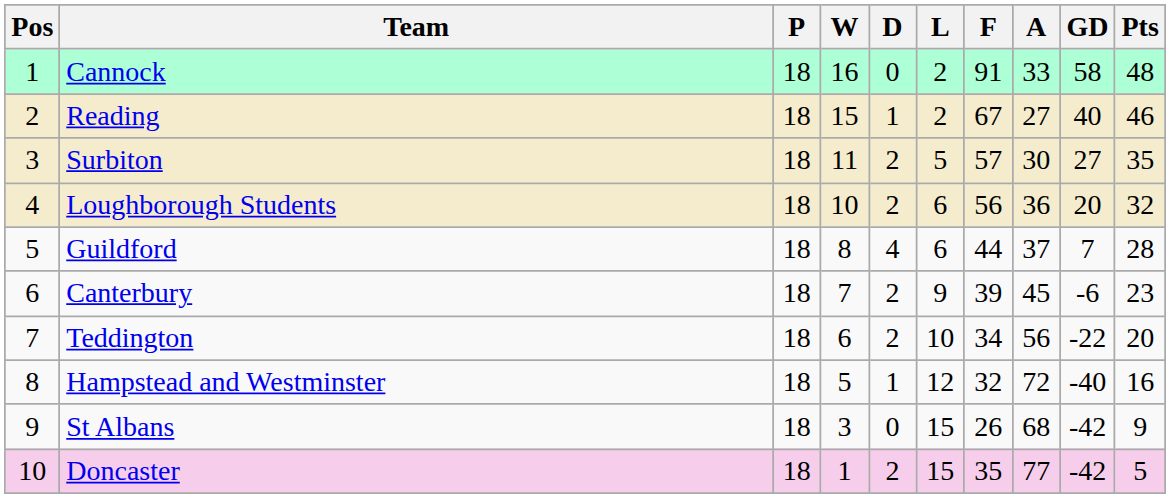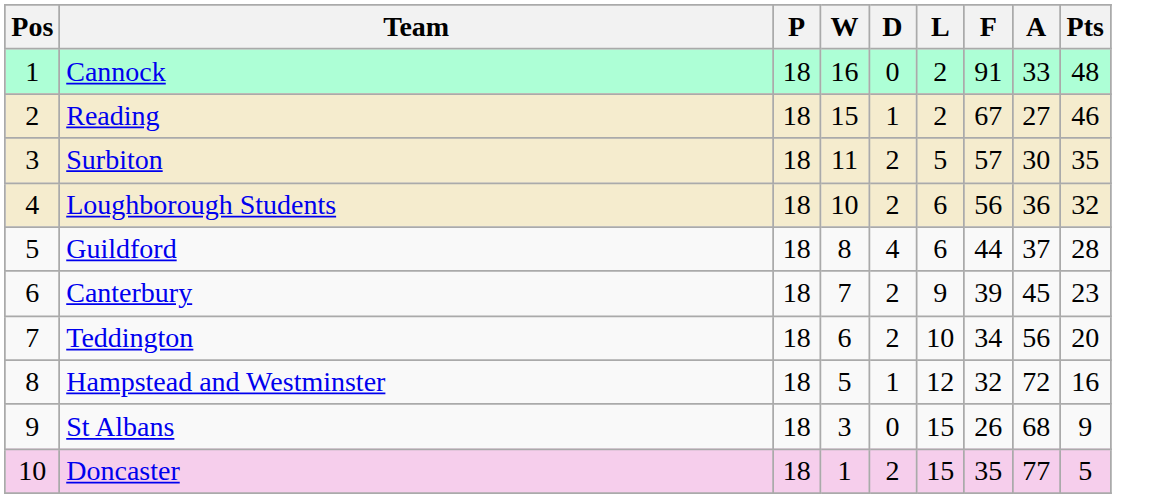- column: (1088, 26)
